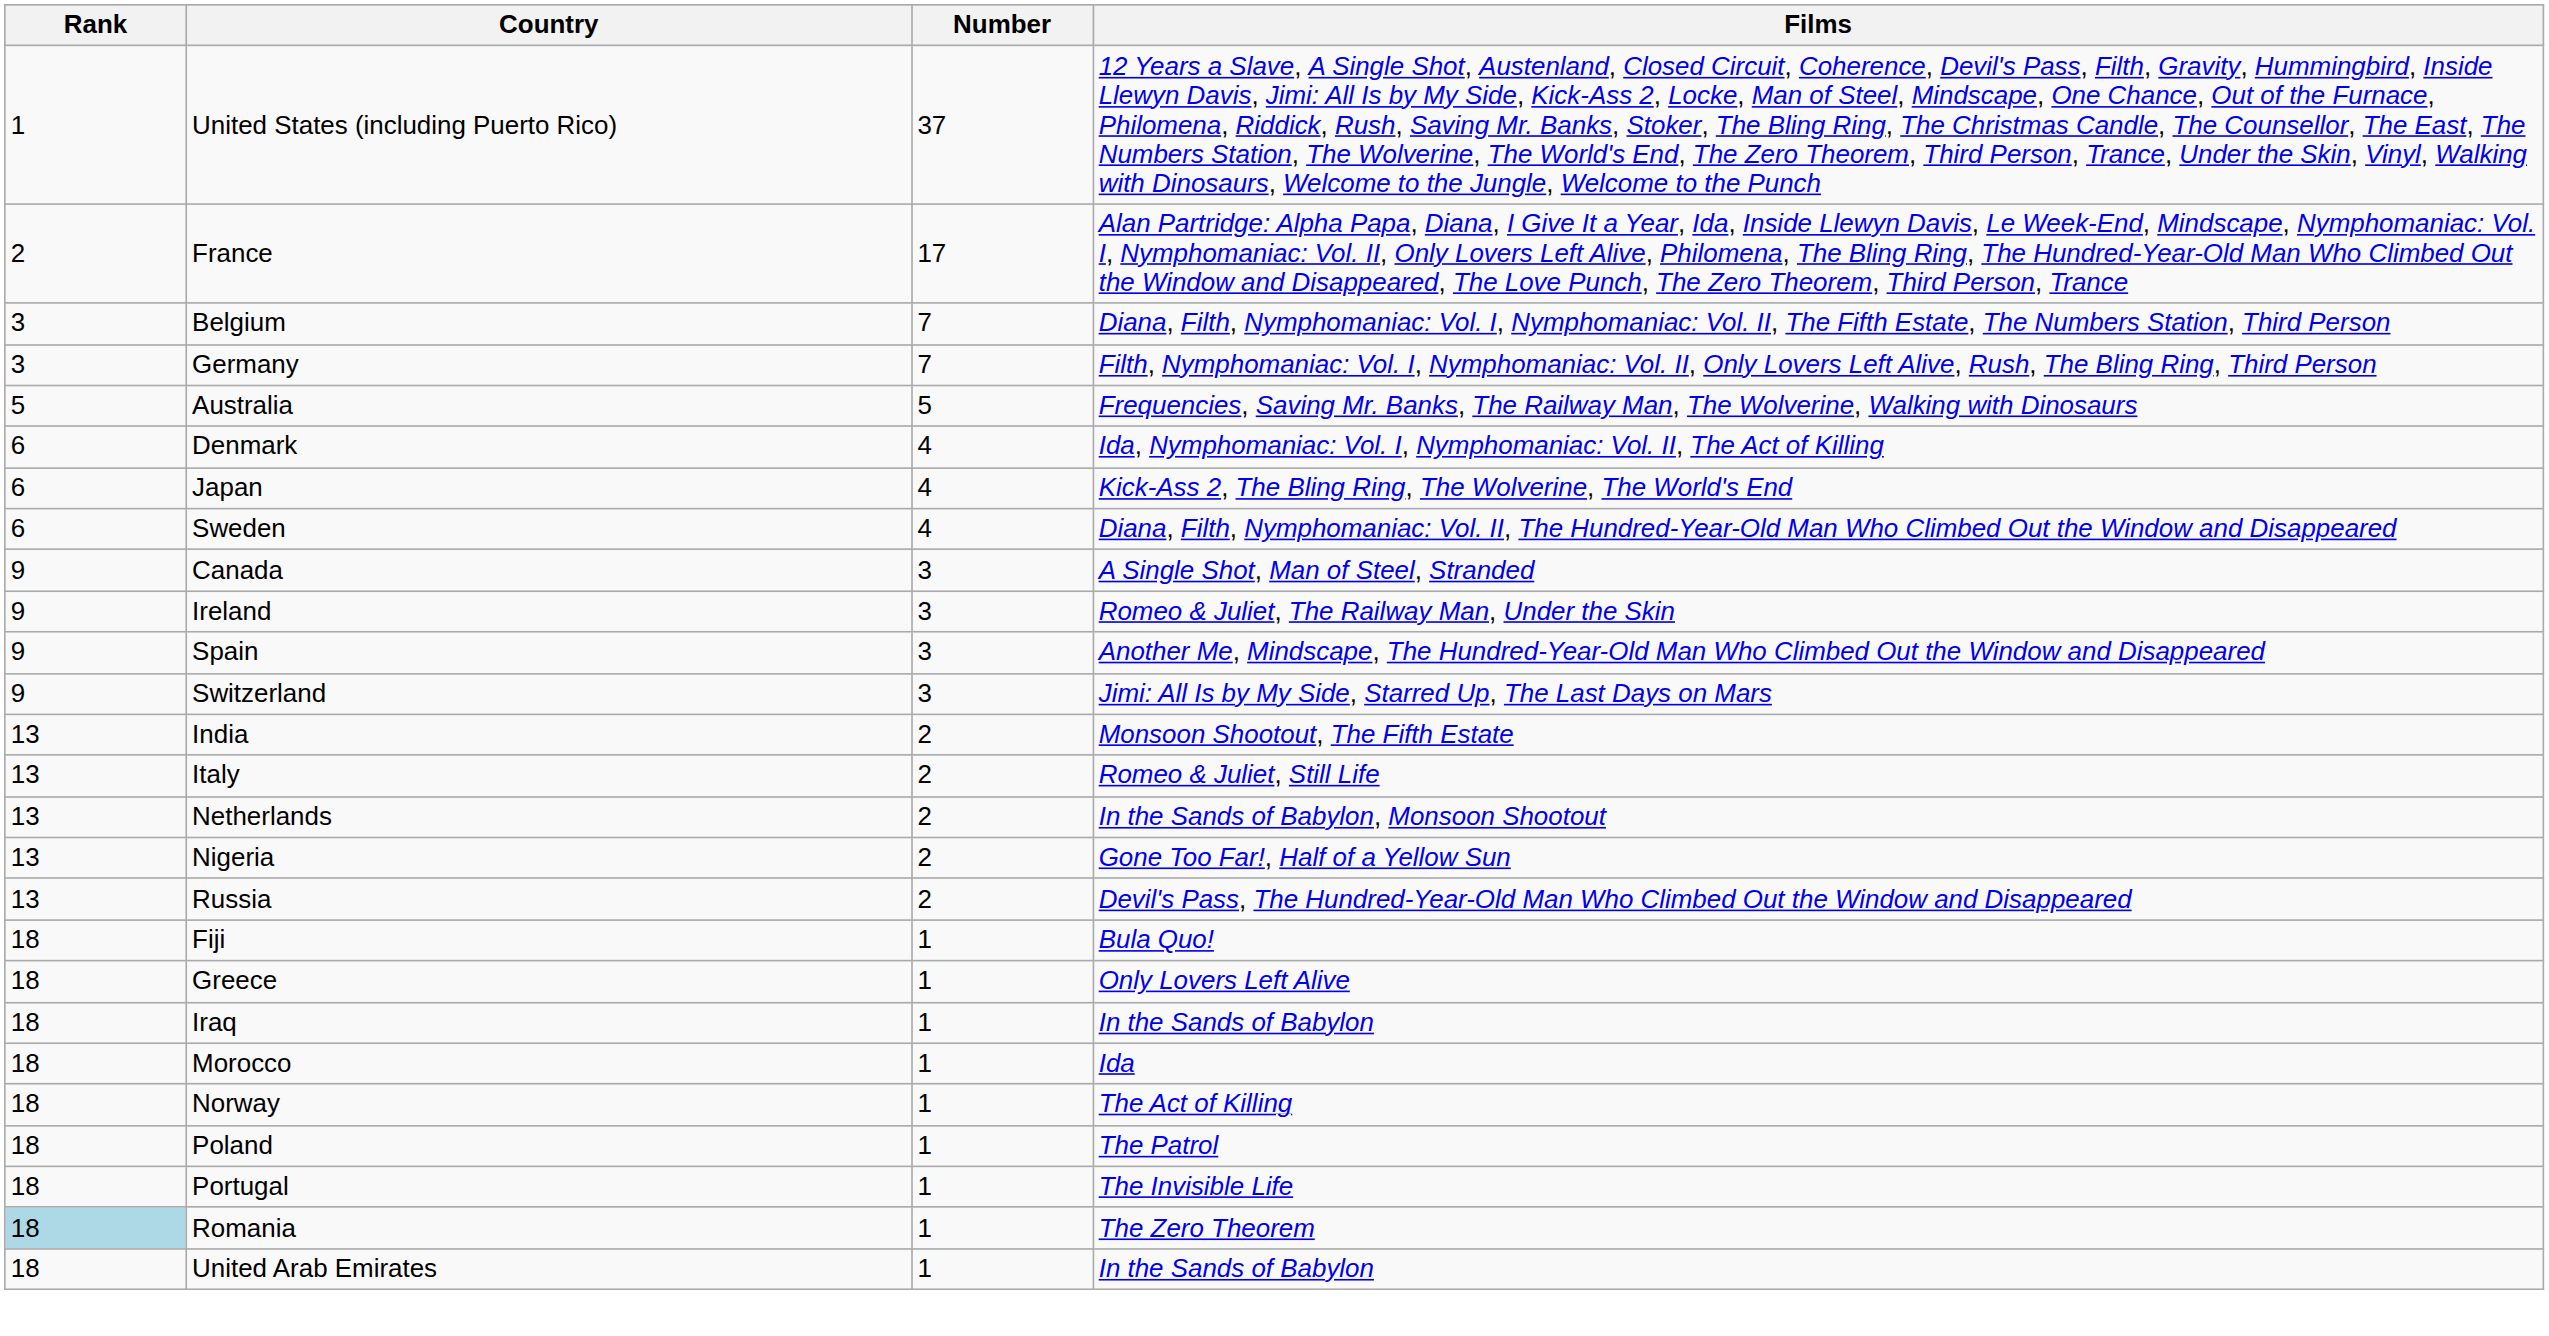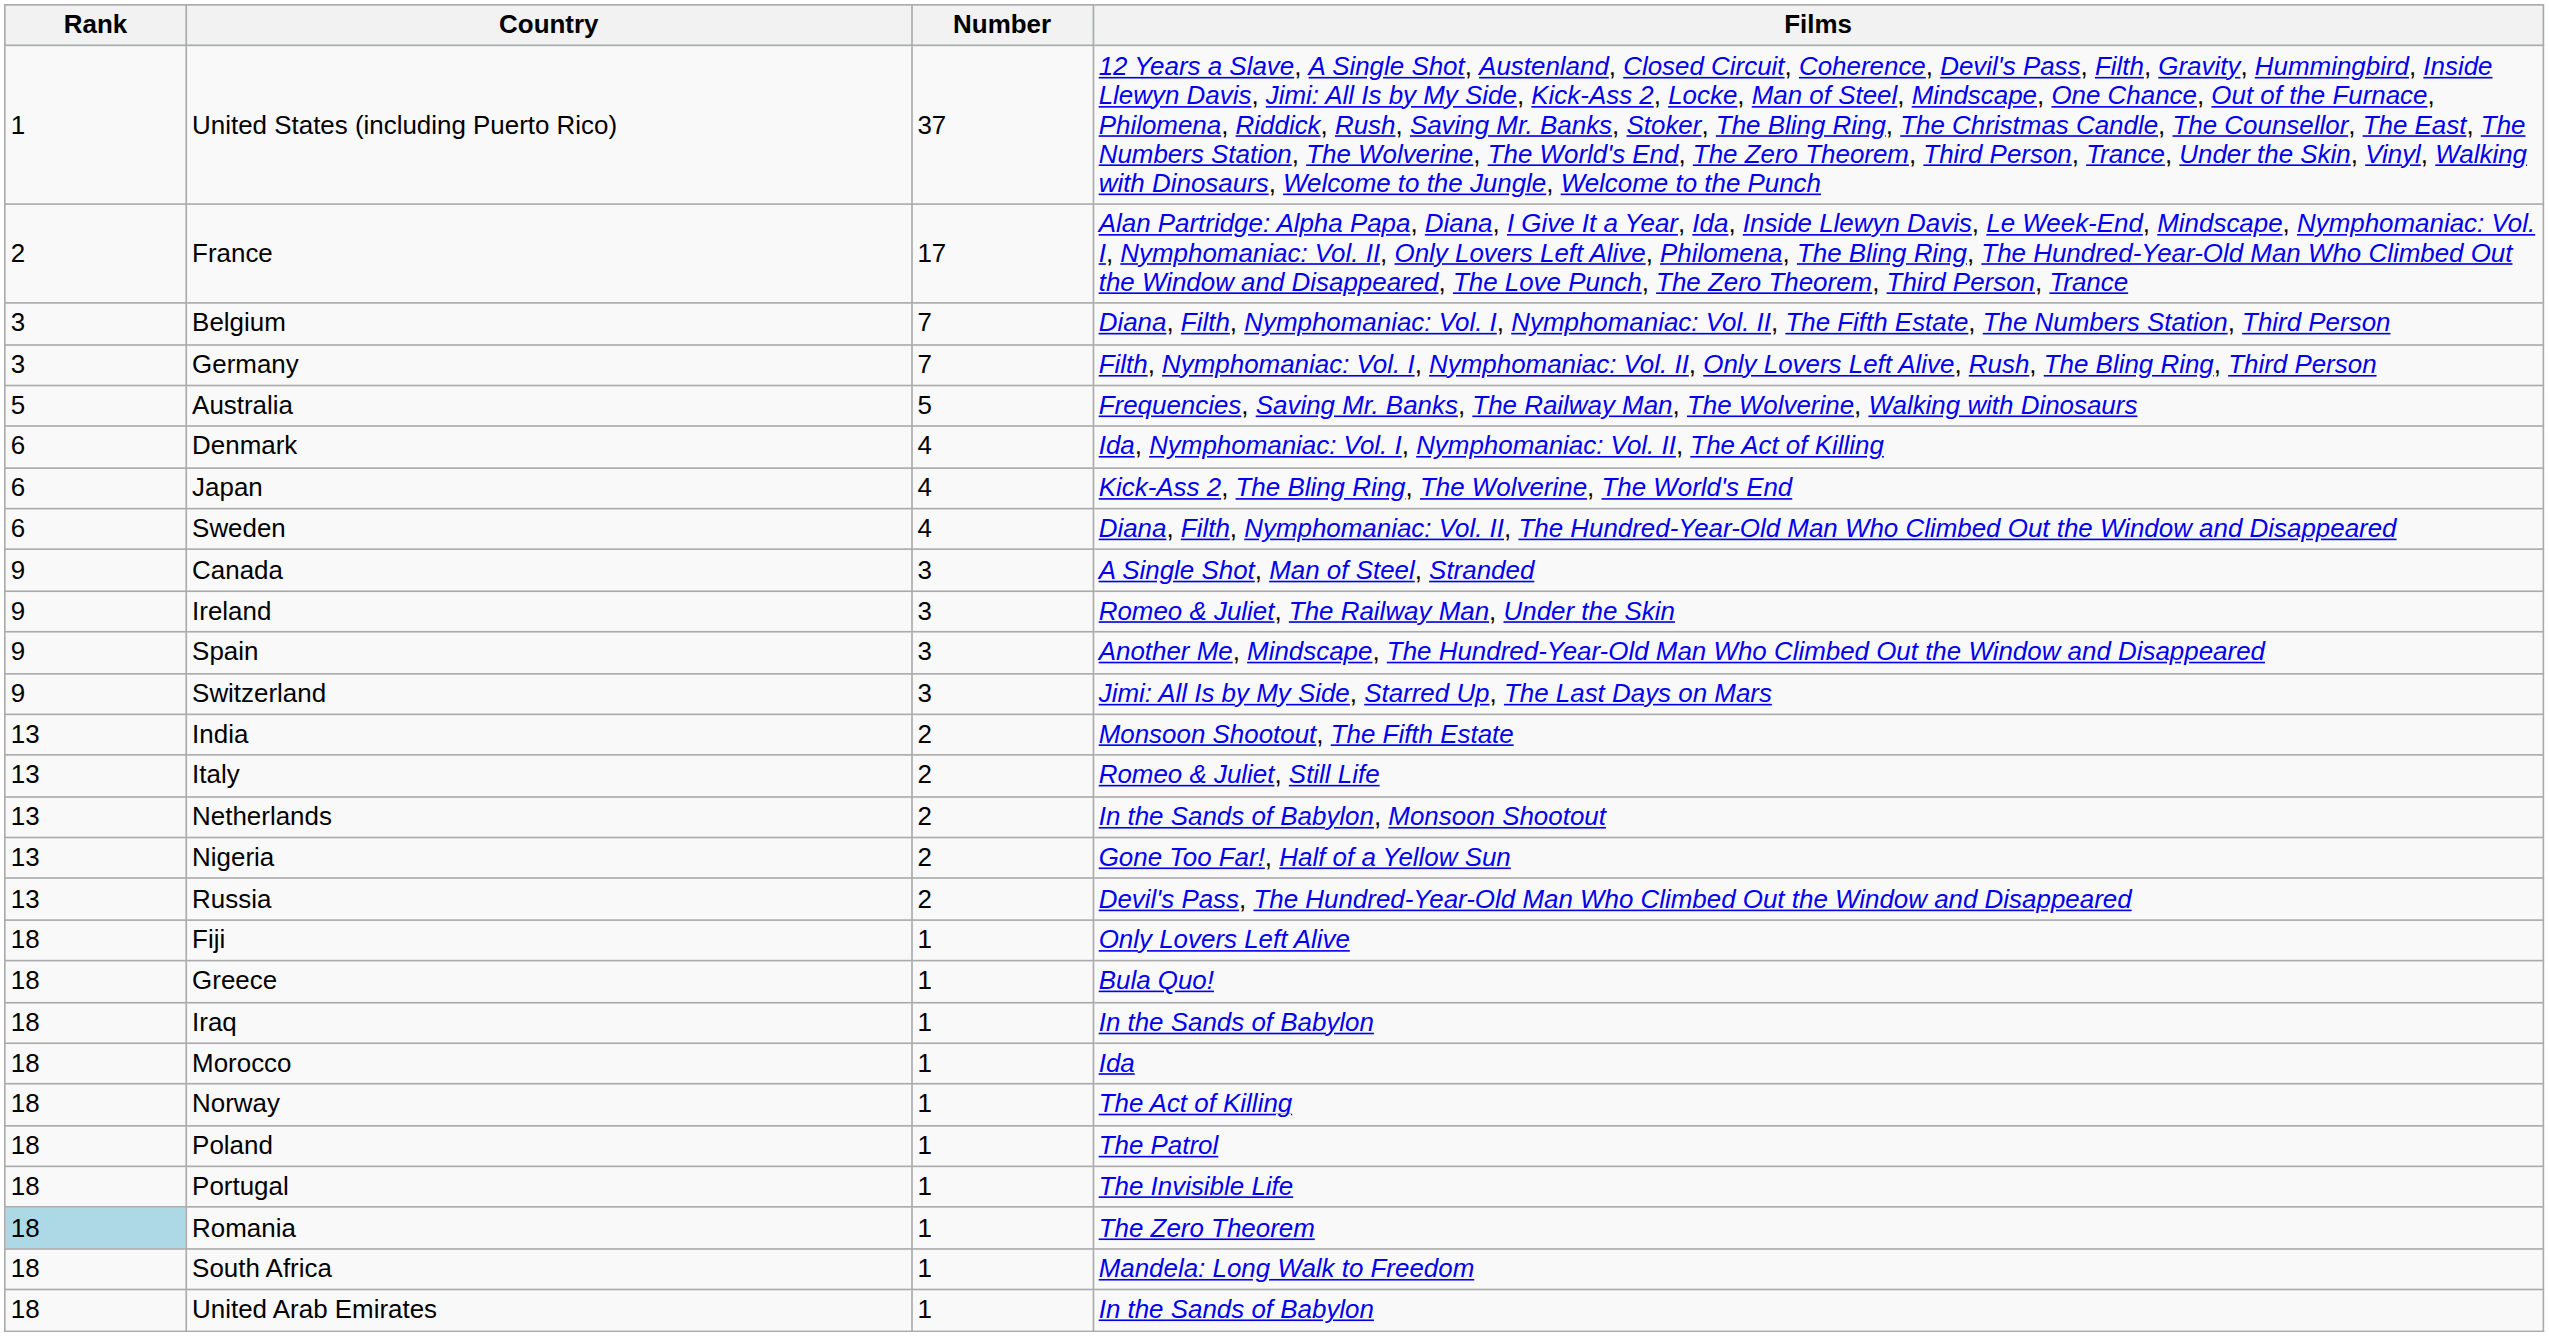(1156, 939) Bula Quo! -> (1224, 939) Only Lovers Left Alive
(1224, 981) Only Lovers Left Alive -> (1156, 981) Bula Quo!
+ row: (262, 1268)
